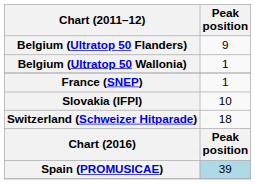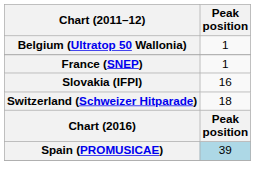- row: (102, 45)
(225, 100) 10 -> (225, 82) 16
